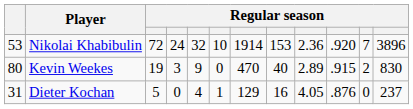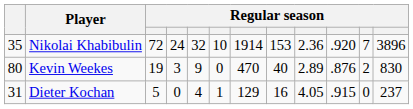(15, 45) 53 -> (15, 45) 35
(343, 68) .915 -> (343, 68) .876
(343, 92) .876 -> (343, 92) .915
